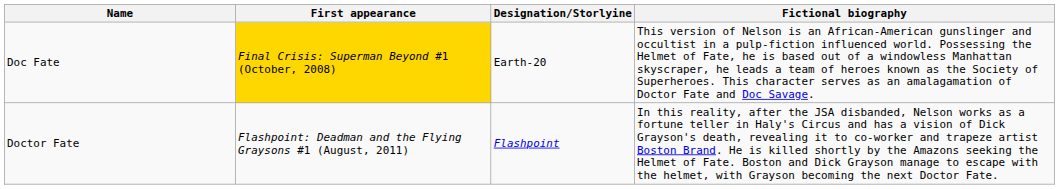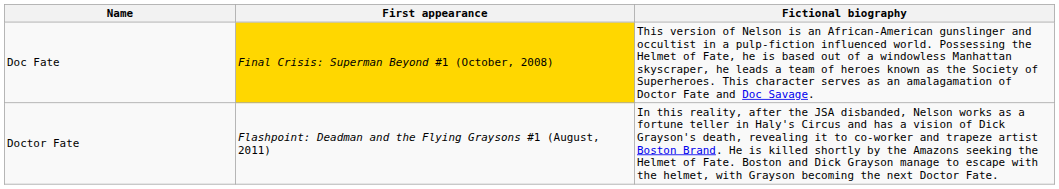- column: (563, 13)
